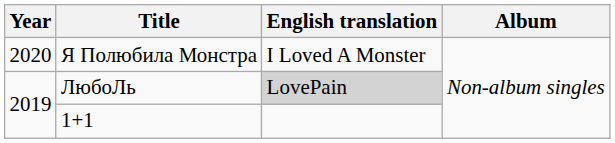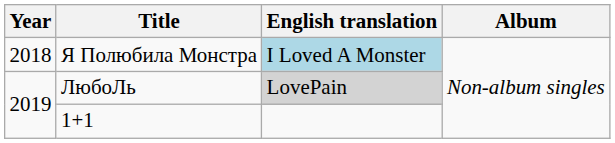(30, 54) 2020 -> (30, 54) 2018
(346, 54) no background -> (346, 54) lightblue background
